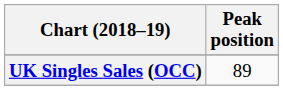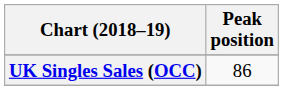(242, 70) 89 -> (242, 70) 86
